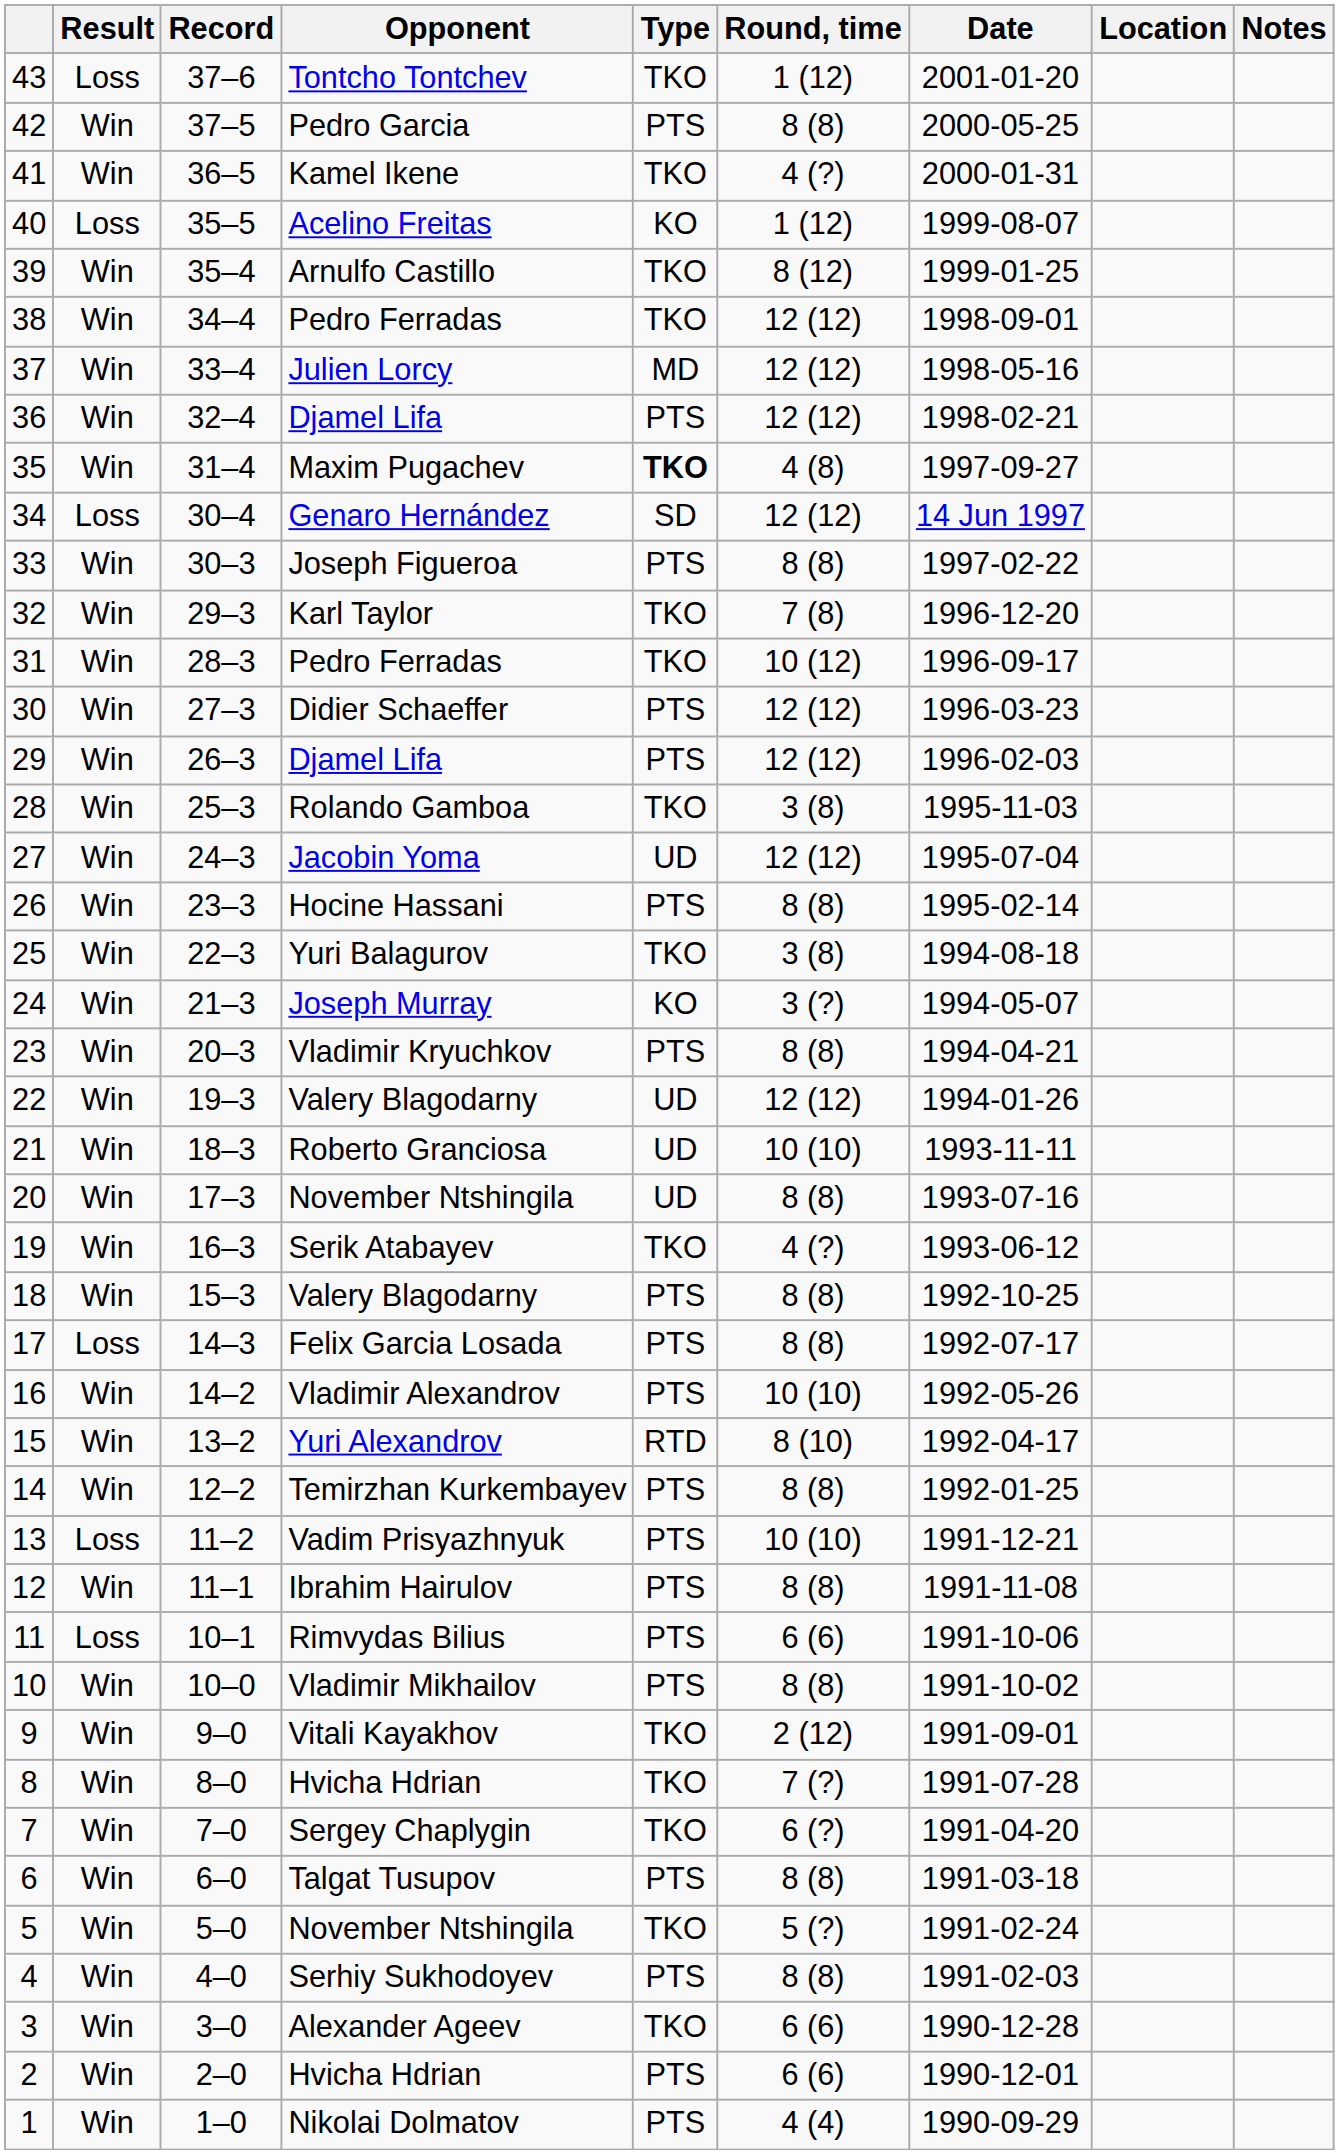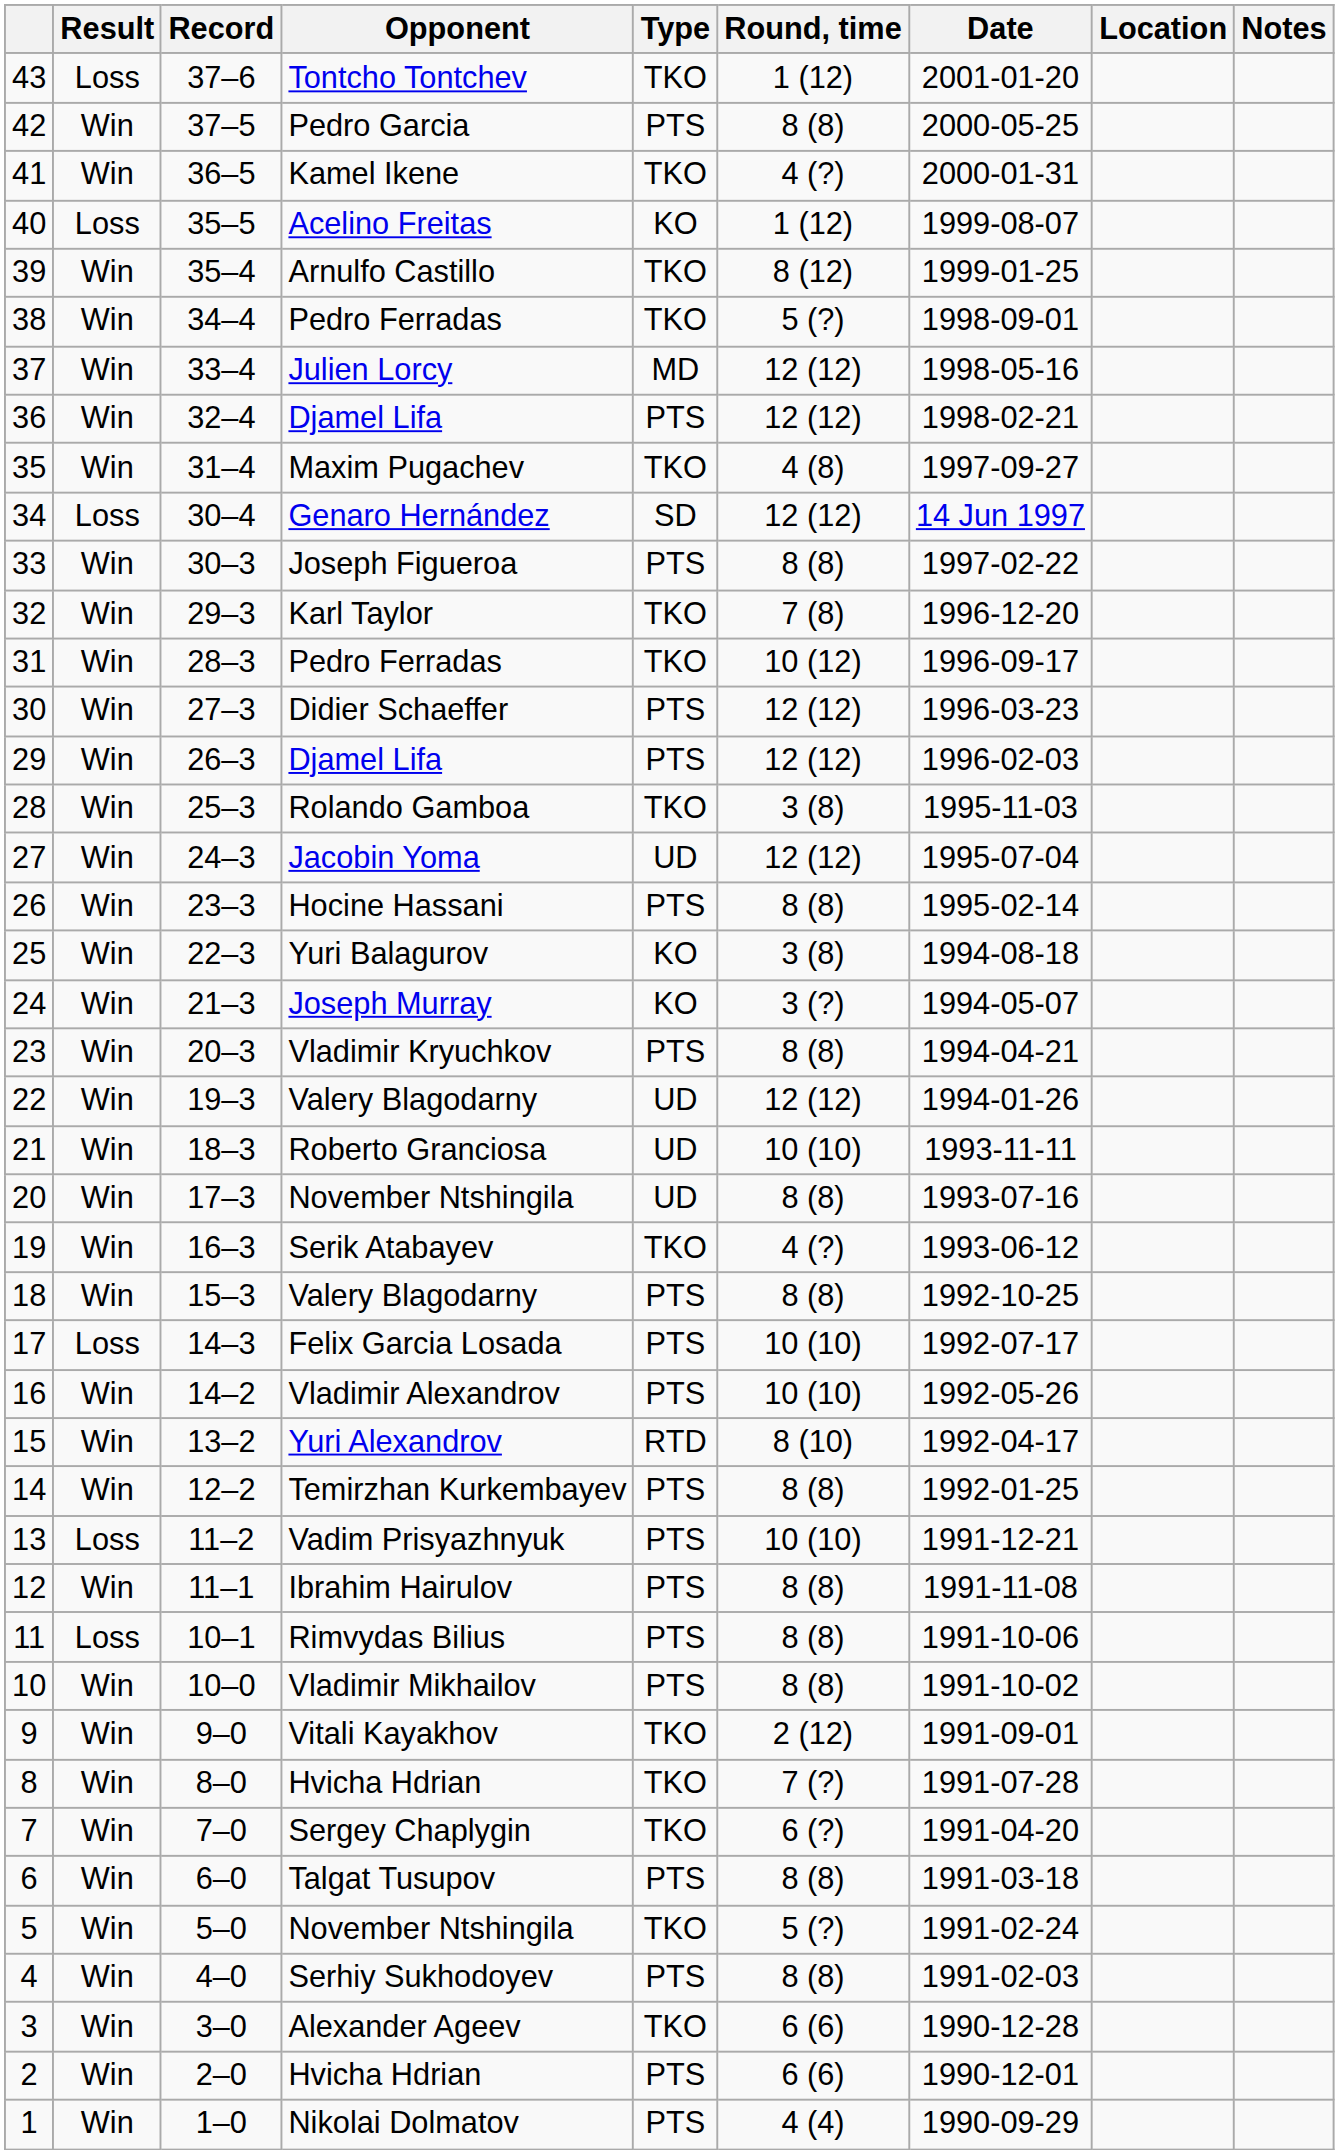(813, 321) 12 (12) -> (813, 321) 5 (?)
(675, 467) bold -> (675, 467) normal
(675, 954) TKO -> (675, 954) KO
(813, 1344) 8 (8) -> (813, 1344) 10 (10)
(813, 1636) 6 (6) -> (813, 1636) 8 (8)
